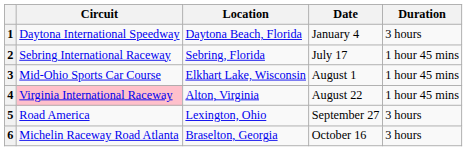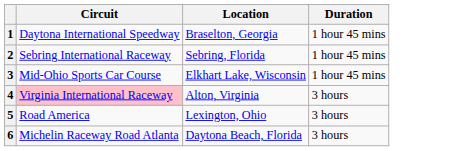- column: (346, 14)
(244, 34) Daytona Beach, Florida -> (232, 34) Braselton, Georgia
(403, 34) 3 hours -> (349, 34) 1 hour 45 mins
(422, 94) 1 hour 45 mins -> (330, 94) 3 hours
(232, 135) Braselton, Georgia -> (244, 135) Daytona Beach, Florida
